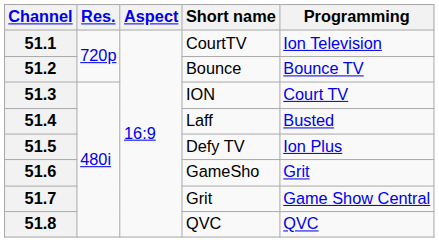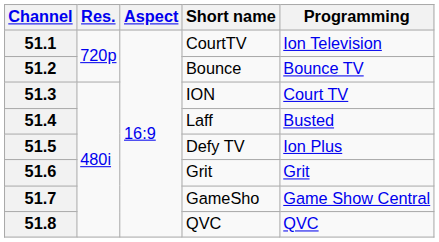(223, 172) GameSho -> (199, 172) Grit
(199, 198) Grit -> (223, 198) GameSho
